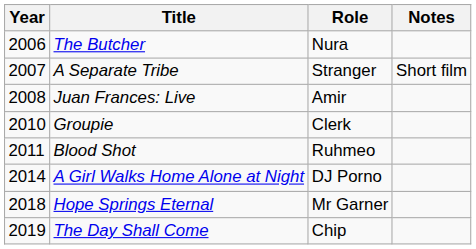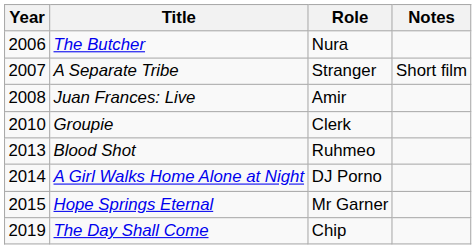(26, 151) 2011 -> (27, 151) 2013
(27, 204) 2018 -> (27, 204) 2015
